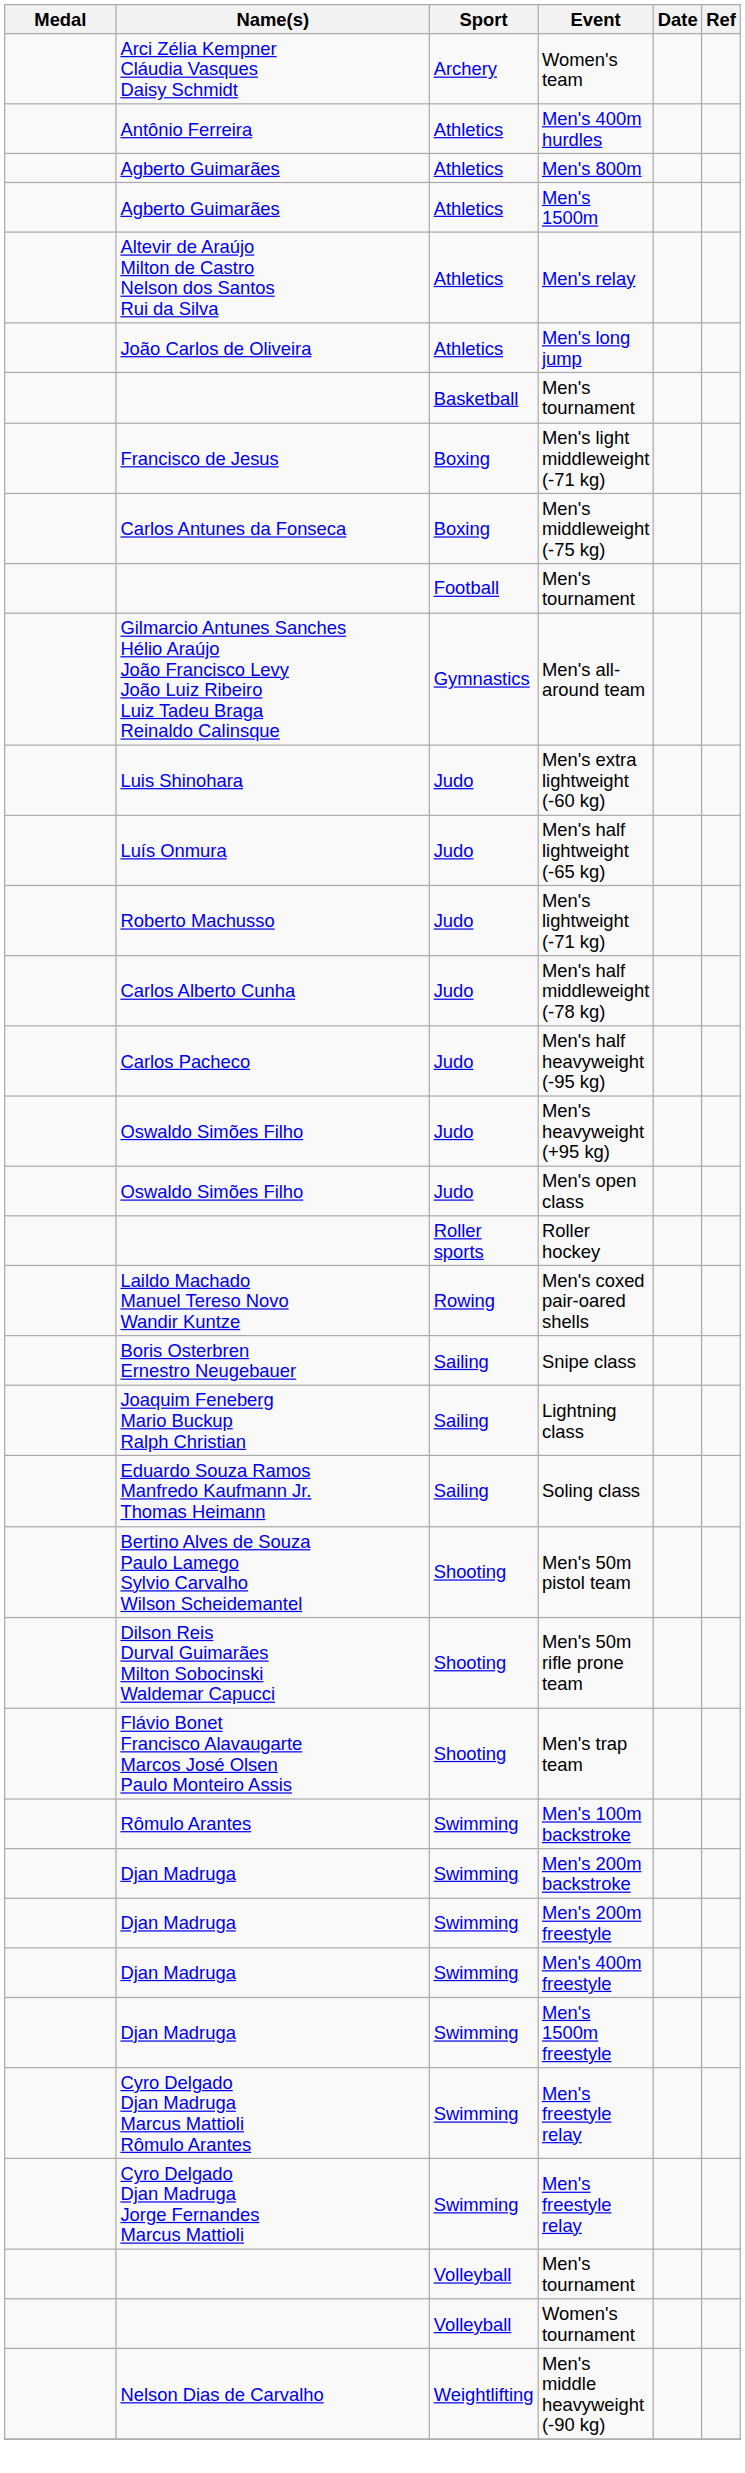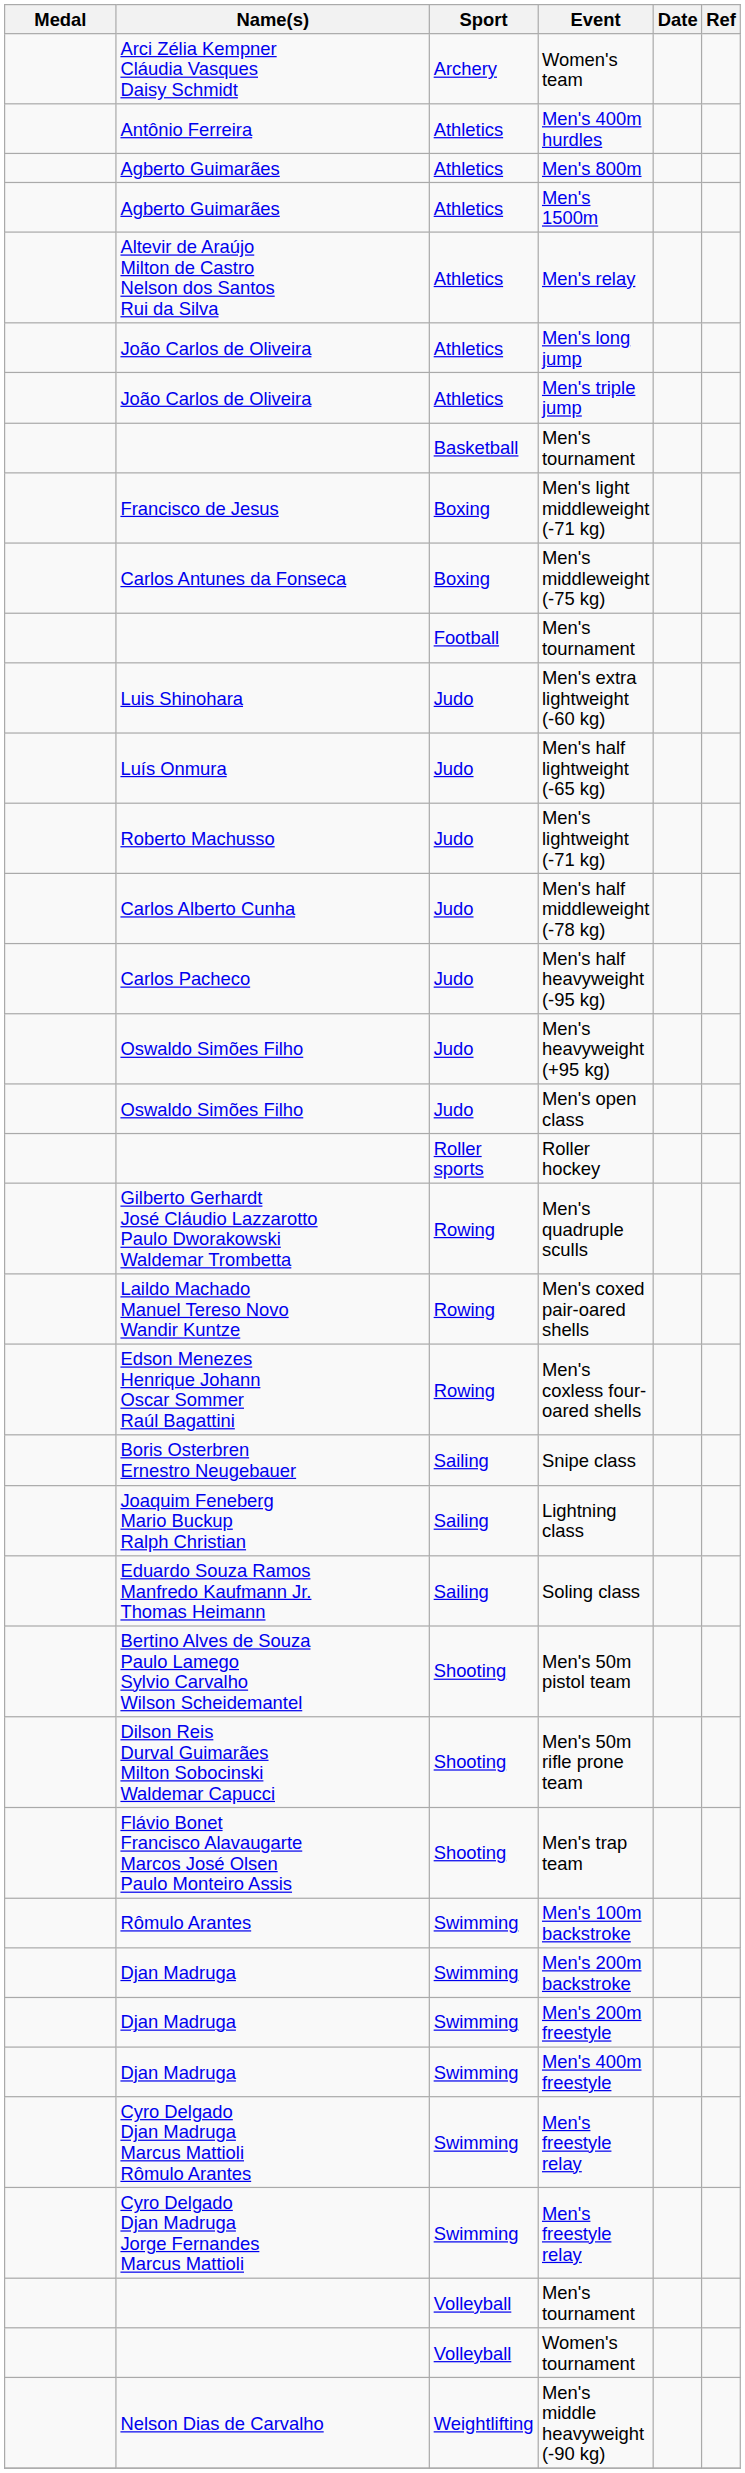+ row: (468, 398)
- row: (482, 679)
+ row: (464, 1229)
+ row: (464, 1390)
- row: (476, 2033)
